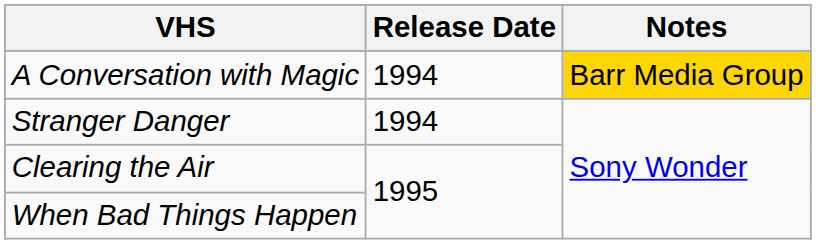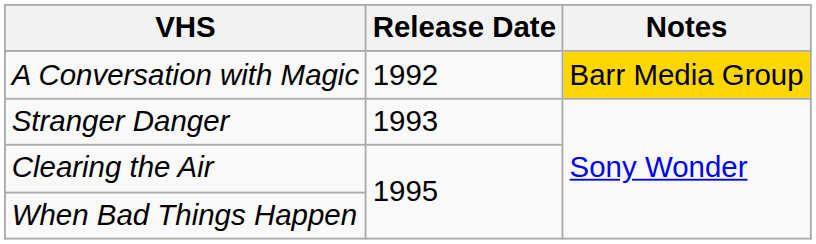(405, 74) 1994 -> (405, 74) 1992
(405, 121) 1994 -> (405, 121) 1993
